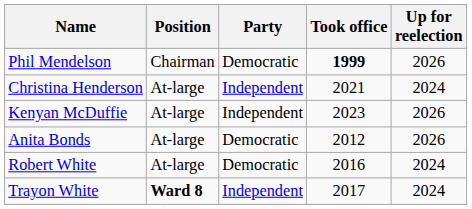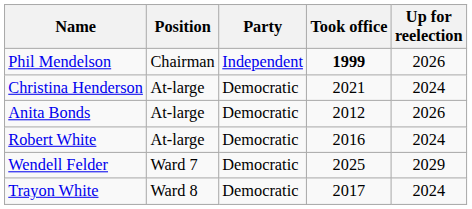(260, 61) Democratic -> (263, 61) Independent
(263, 87) Independent -> (260, 87) Democratic
- row: (68, 113)
+ row: (58, 165)
(176, 191) bold -> (174, 191) normal
(263, 191) Independent -> (260, 191) Democratic
